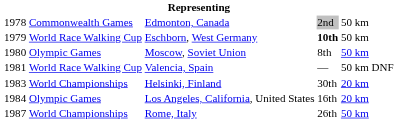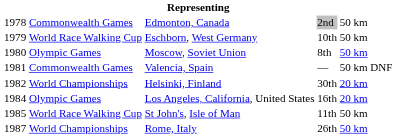(328, 37) bold -> (327, 37) normal
(85, 68) World Race Walking Cup -> (81, 68) Commonwealth Games
(15, 83) 1983 -> (15, 83) 1982
+ row: (192, 113)
